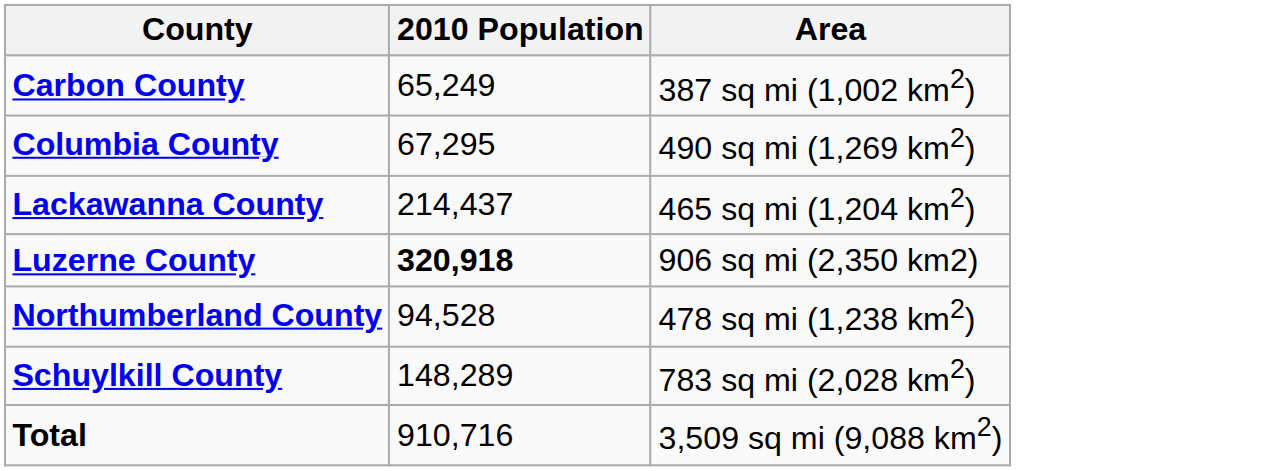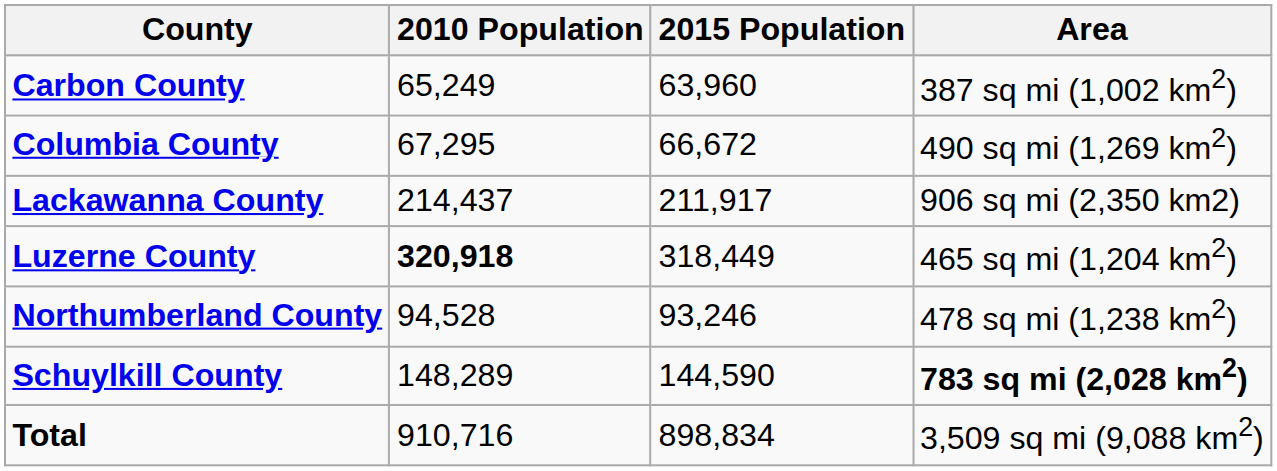+ column: (782, 30)
(817, 204) 465 sq mi (1,204 km2) -> (1080, 200) 906 sq mi (2,350 km2)
(819, 260) 906 sq mi (2,350 km2) -> (1078, 255) 465 sq mi (1,204 km2)
(817, 375) normal -> (1084, 375) bold
